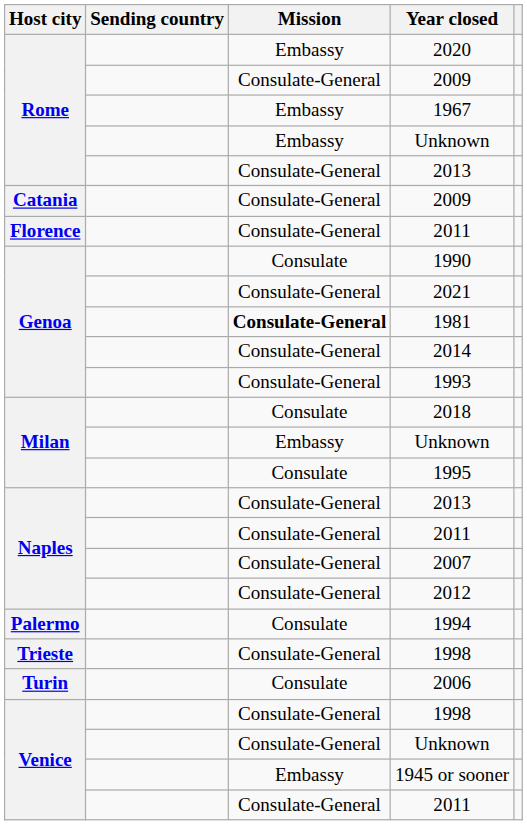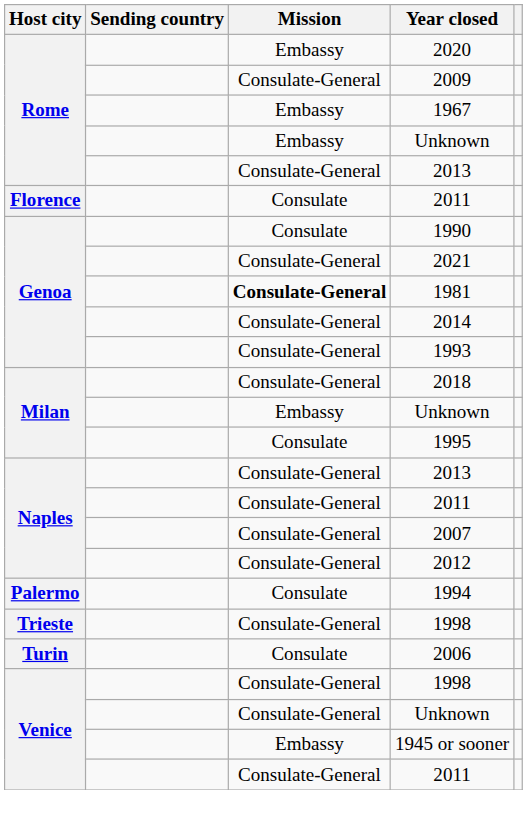- row: (45, 200)
(309, 230) Consulate-General -> (309, 200) Consulate
(309, 412) Consulate -> (309, 381) Consulate-General
